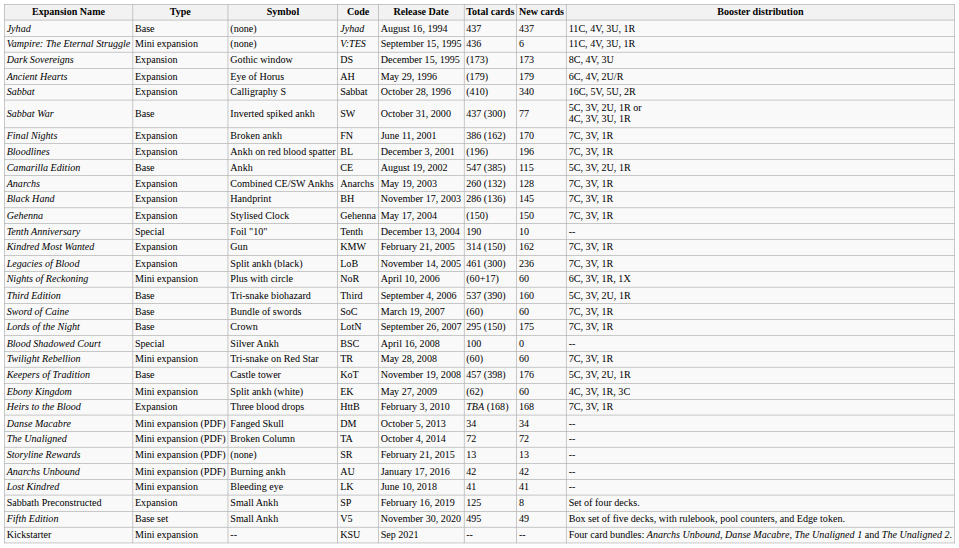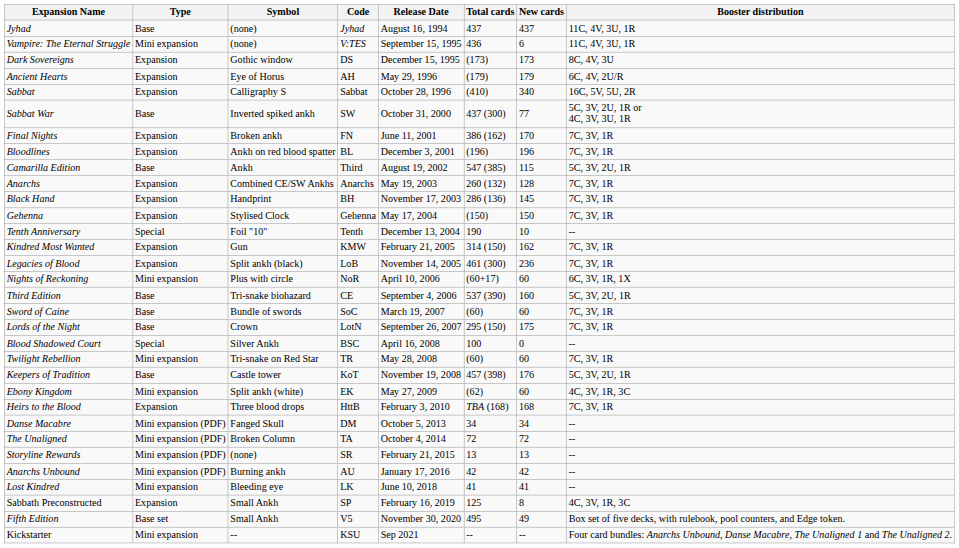(347, 167) CE -> (351, 167) Third
(351, 295) Third -> (347, 295) CE
(604, 503) Set of four decks. -> (599, 503) 4C, 3V, 1R, 3C
